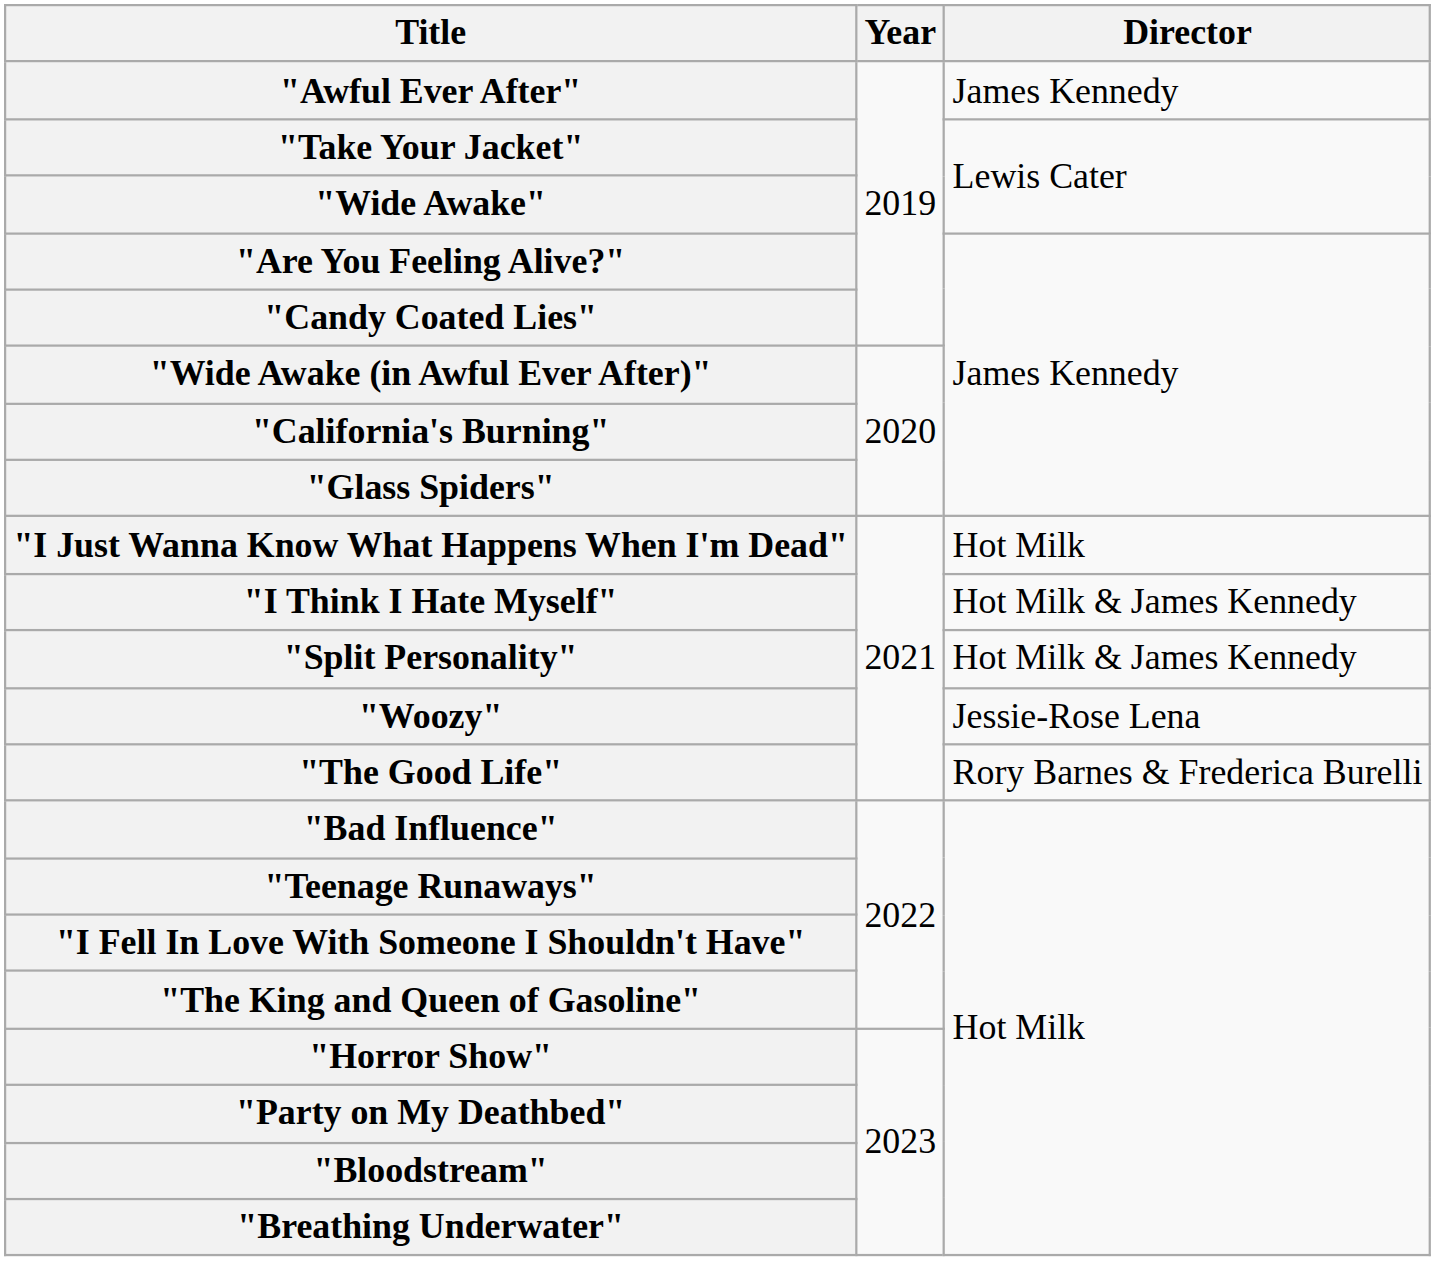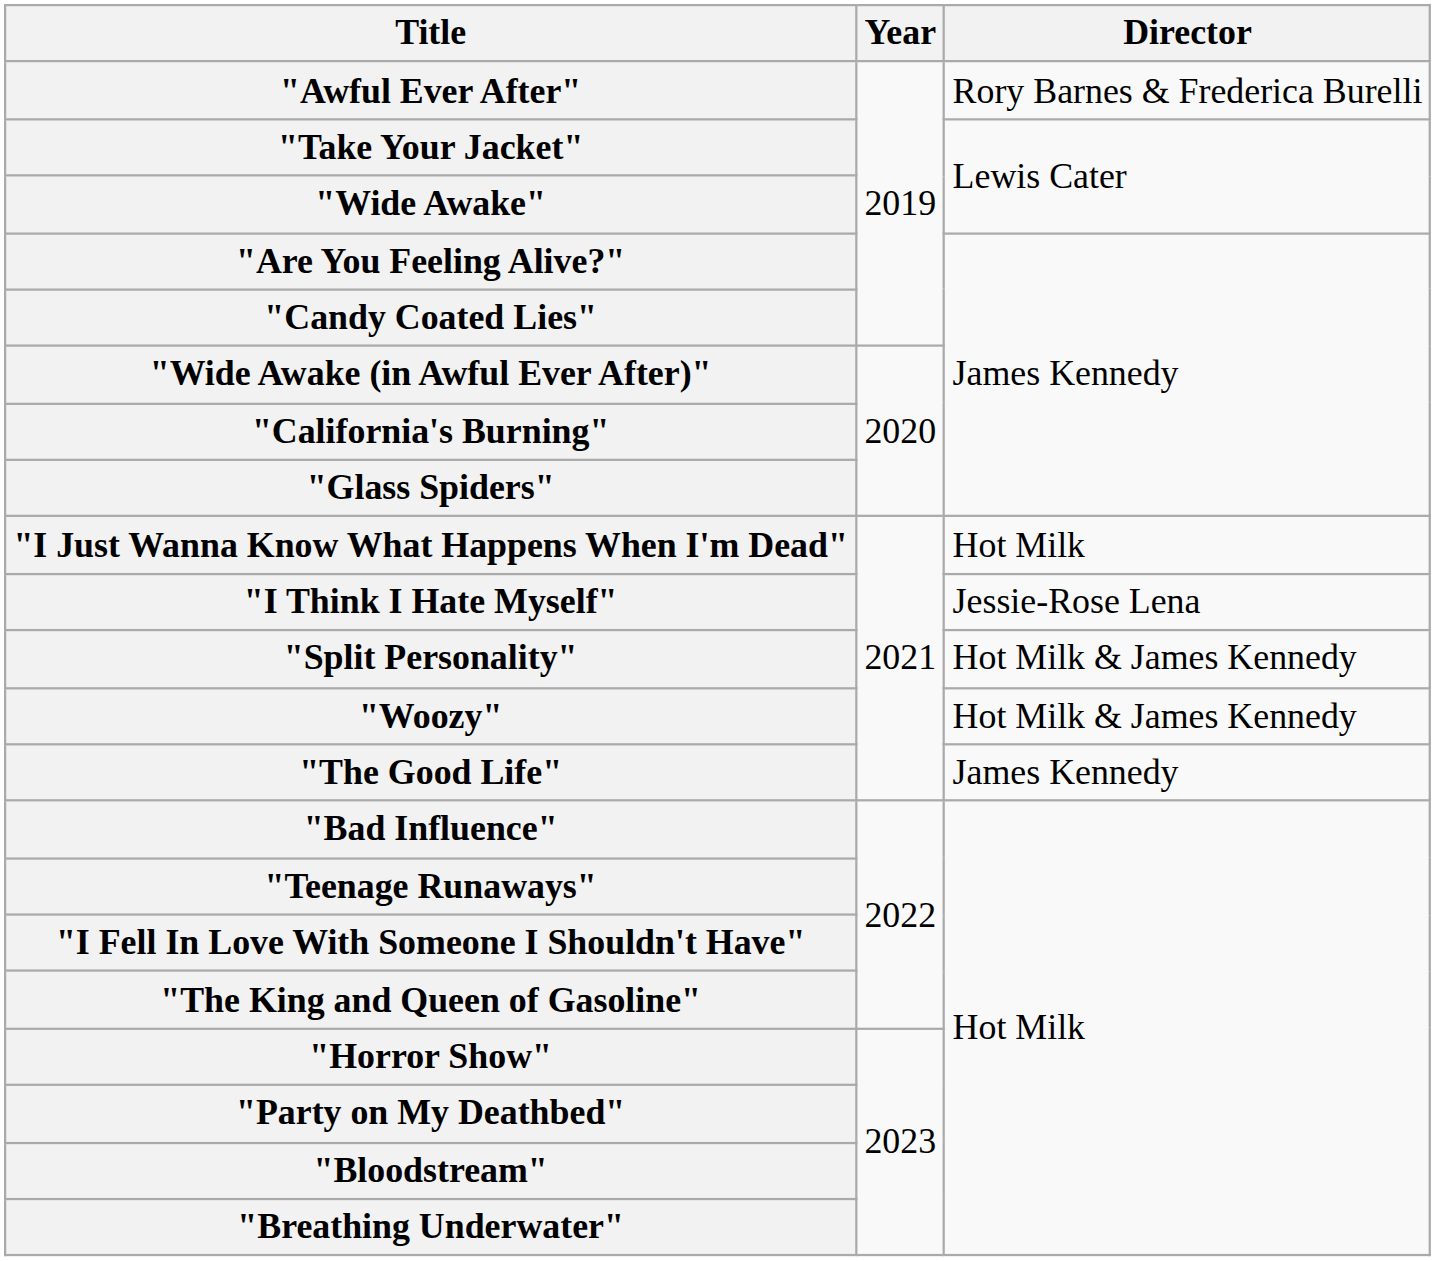(1066, 89) James Kennedy -> (1187, 89) Rory Barnes & Frederica Burelli
(1155, 601) Hot Milk & James Kennedy -> (1077, 601) Jessie-Rose Lena
(1077, 714) Jessie-Rose Lena -> (1155, 714) Hot Milk & James Kennedy
(1187, 771) Rory Barnes & Frederica Burelli -> (1066, 771) James Kennedy
